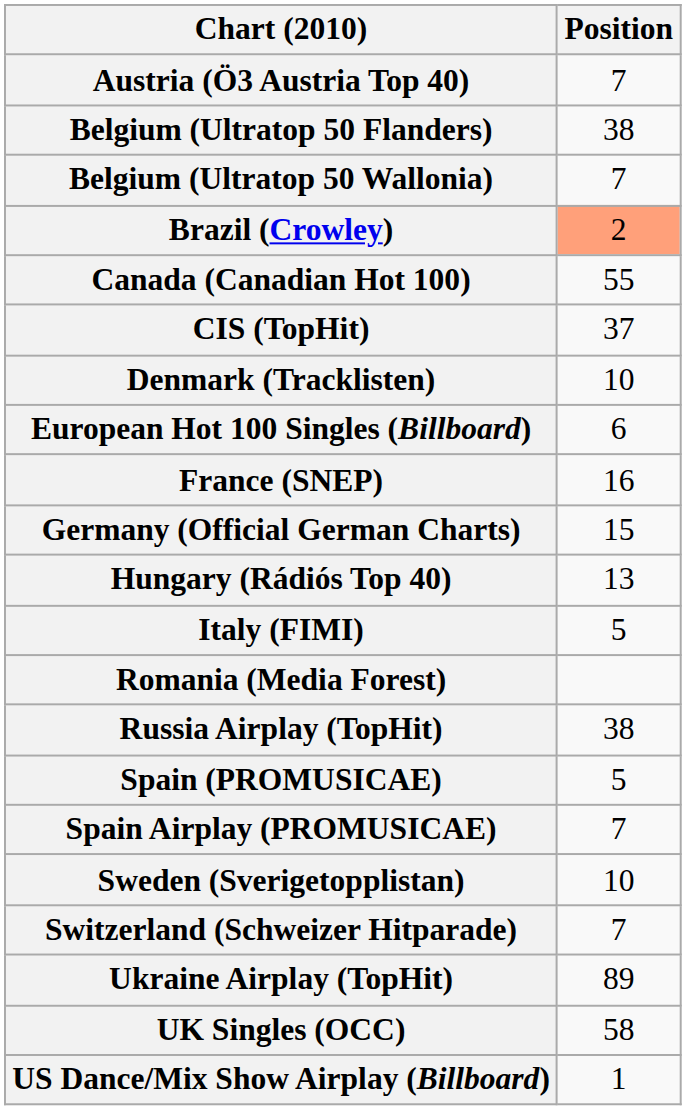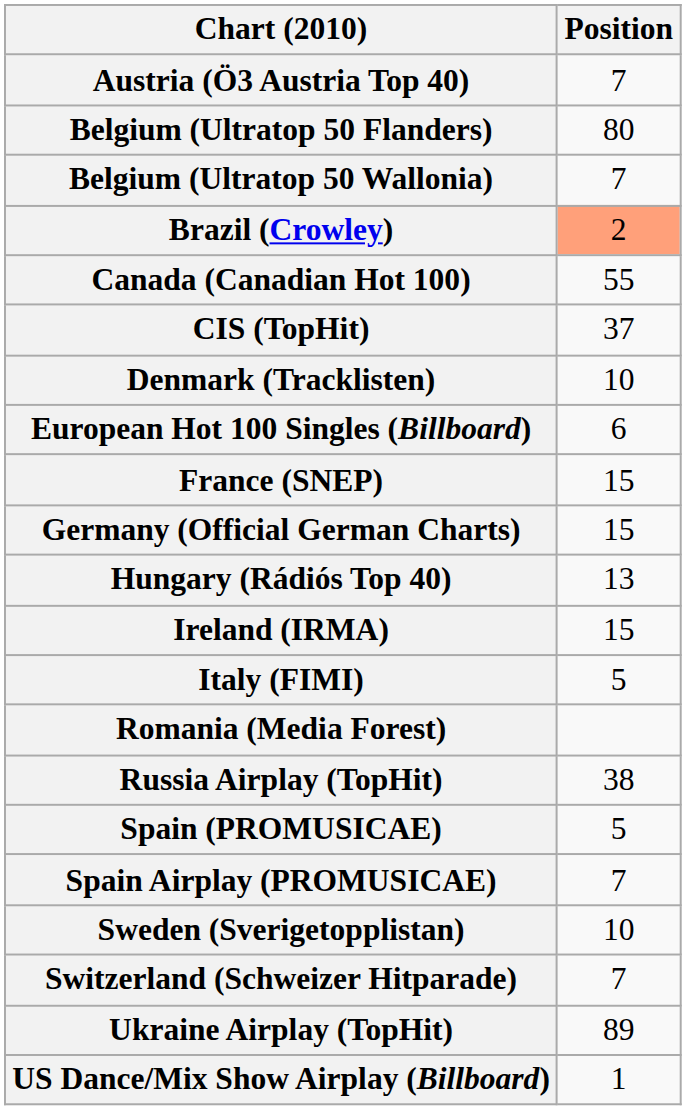(619, 129) 38 -> (619, 129) 80
(619, 479) 16 -> (619, 479) 15
+ row: (281, 629)
- row: (281, 1029)
